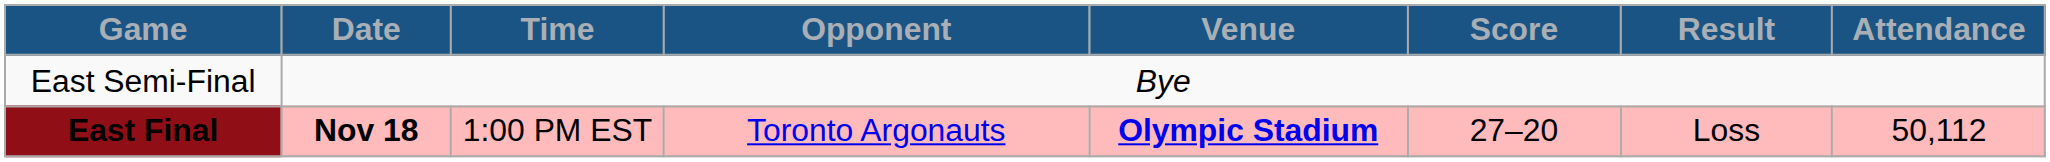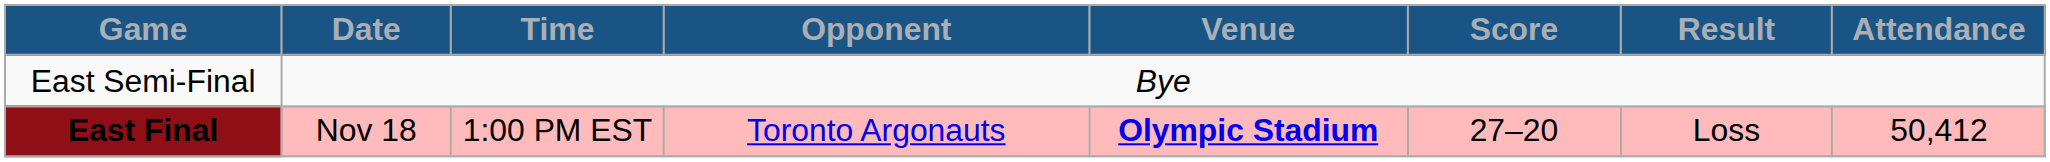(366, 130) bold -> (366, 130) normal
(1939, 130) 50,112 -> (1939, 130) 50,412
